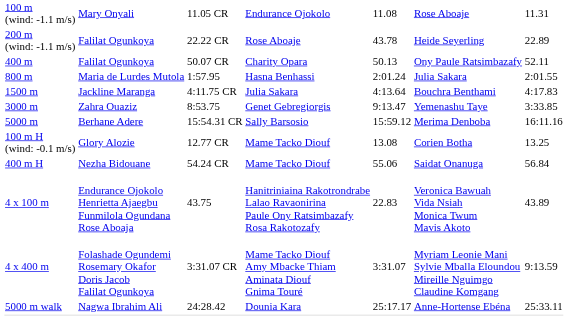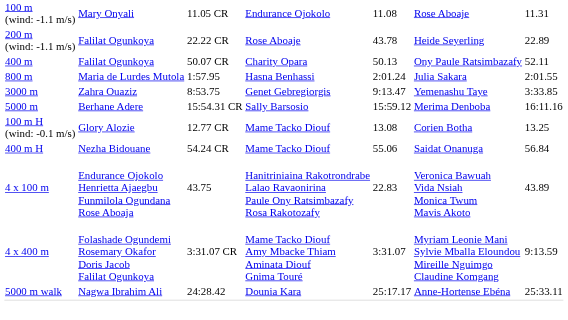- row: (22, 91)
